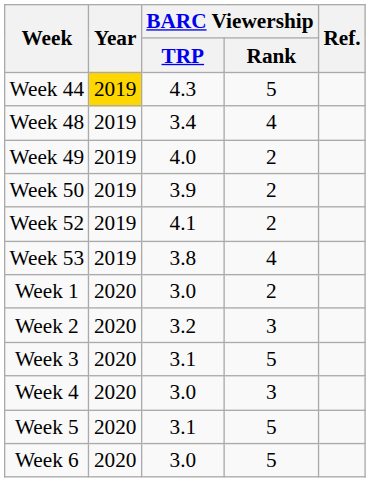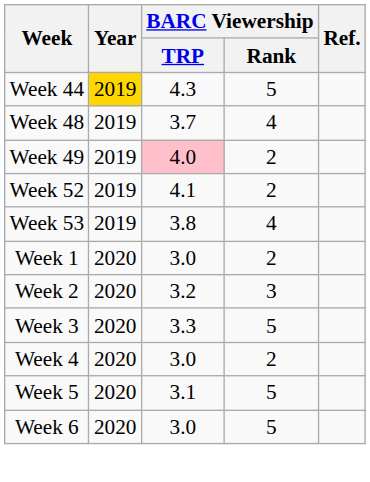(183, 122) 3.4 -> (183, 122) 3.7
(183, 156) no background -> (183, 156) pink background
- row: (47, 190)
(183, 358) 3.1 -> (183, 325) 3.3
(271, 392) 3 -> (271, 358) 2
